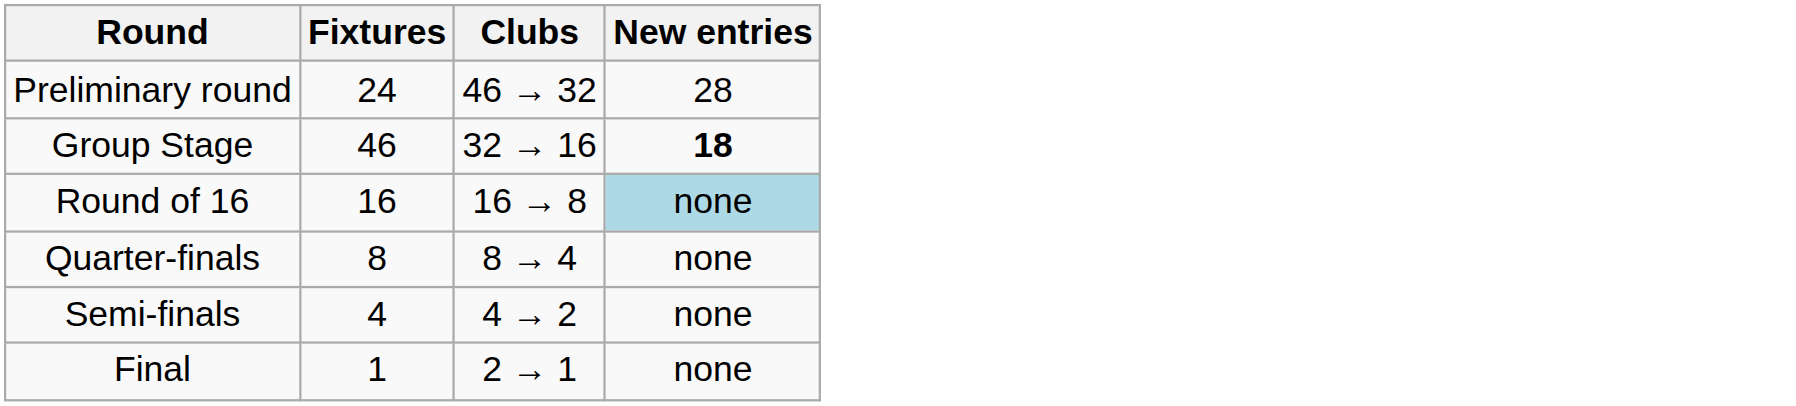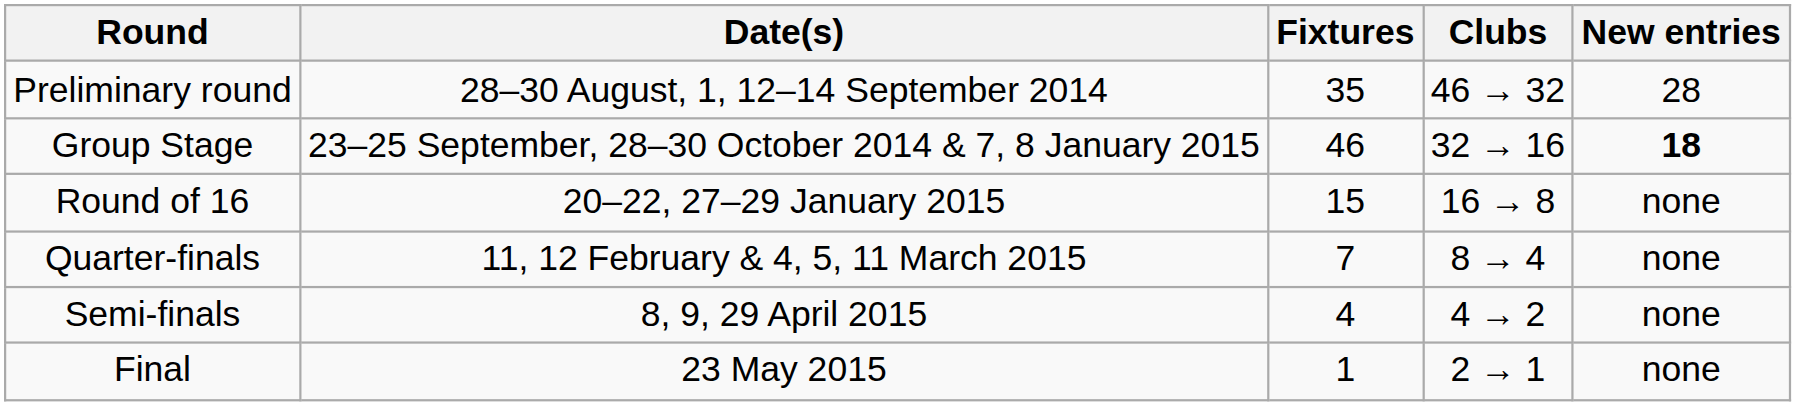+ column: (784, 32)
(377, 88) 24 -> (1345, 88) 35
(377, 201) 16 -> (1345, 201) 15
(713, 201) lightblue background -> (1681, 201) no background
(377, 257) 8 -> (1345, 257) 7
